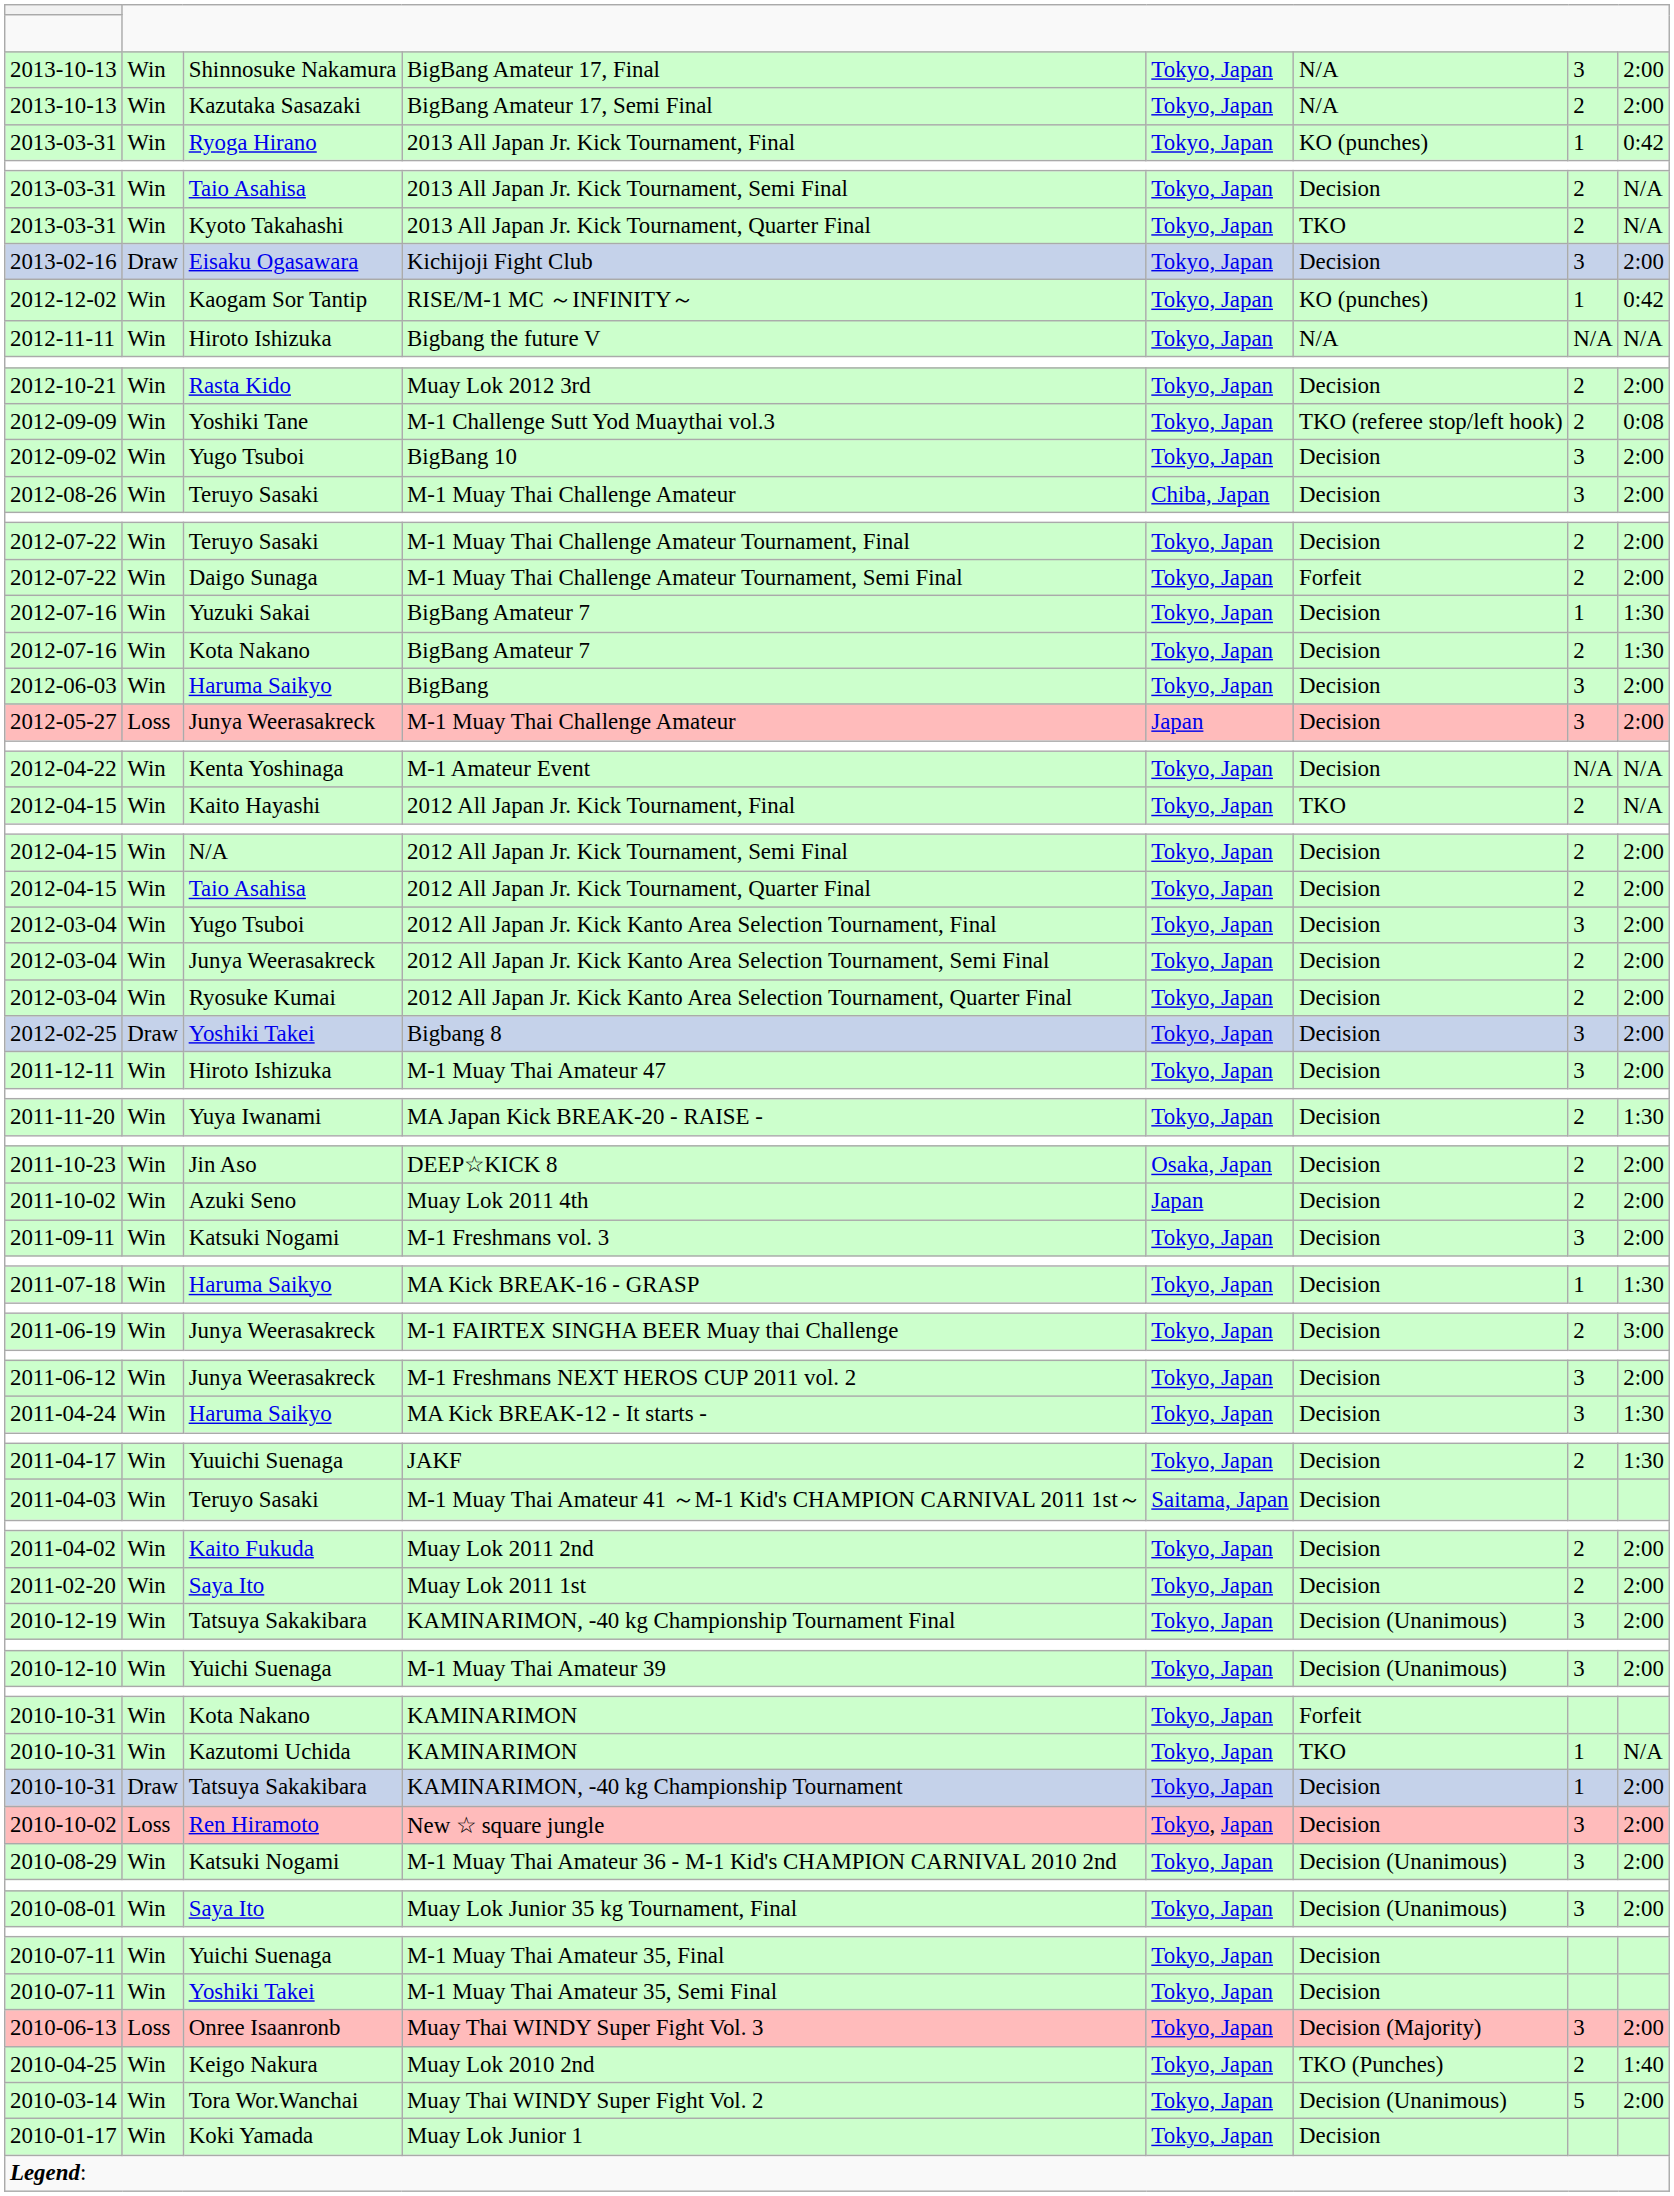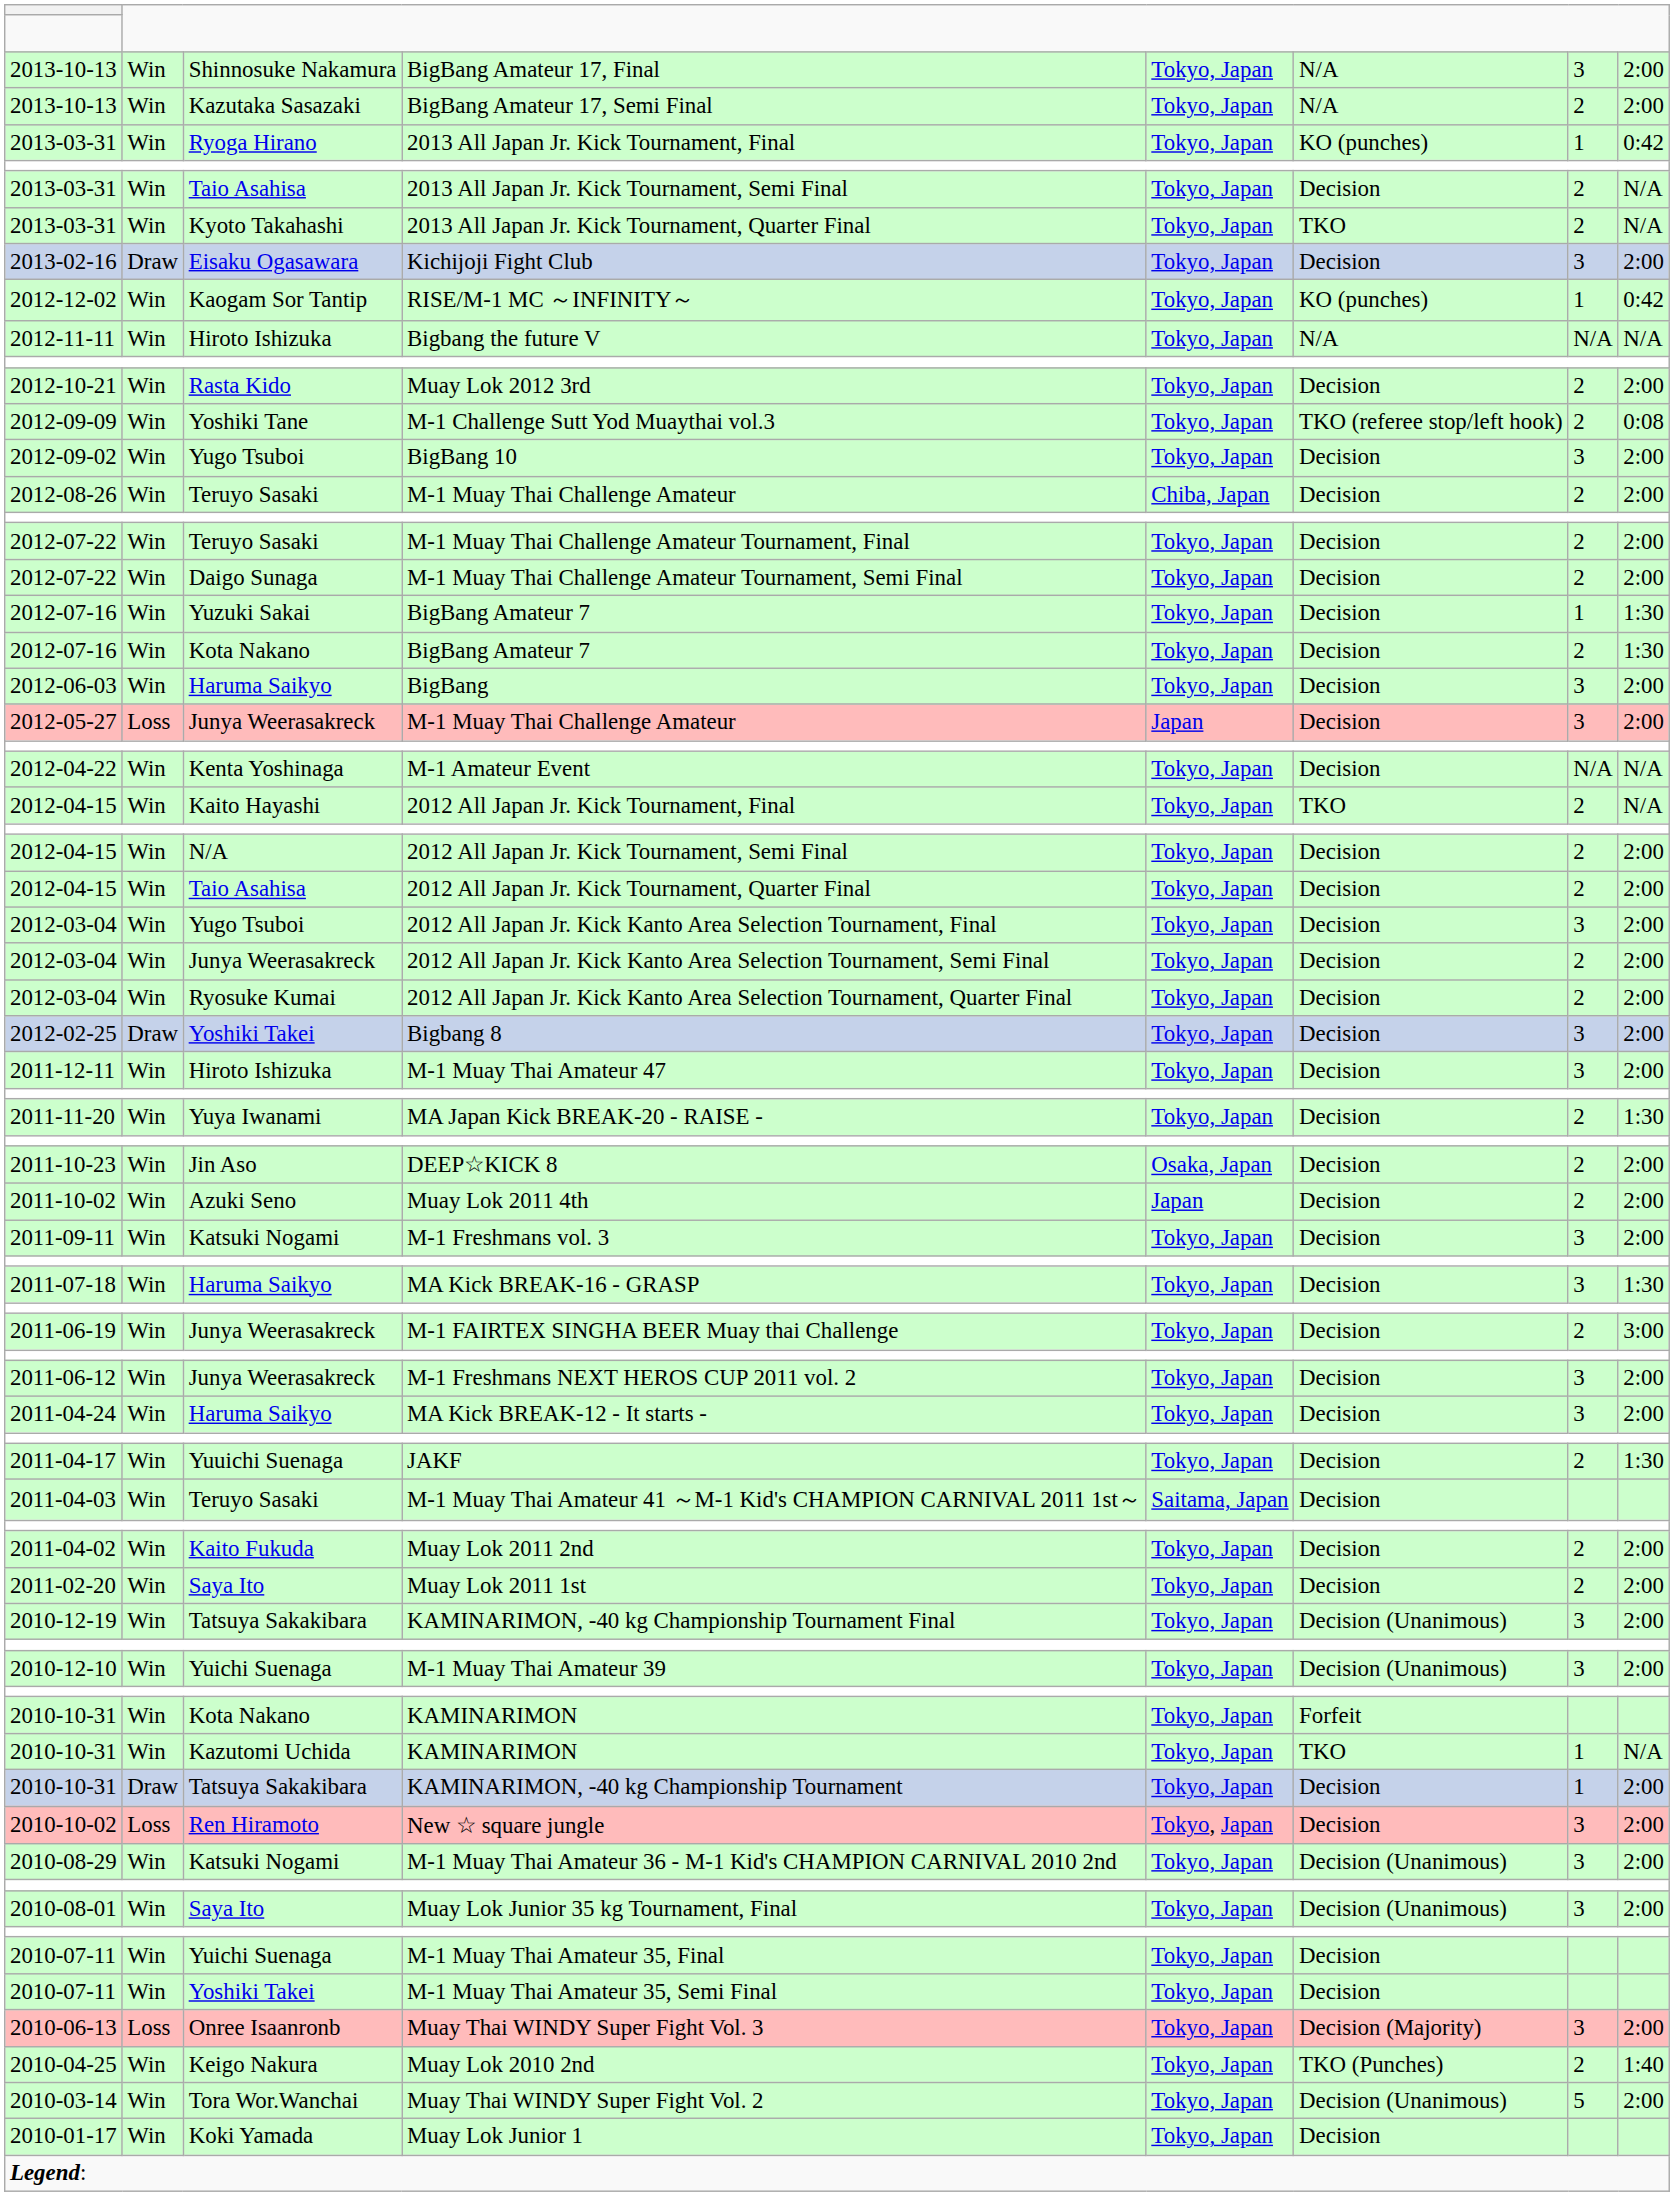(1579, 494) 3 -> (1579, 494) 2
(1330, 577) Forfeit -> (1340, 577) Decision
(1579, 1284) 1 -> (1579, 1284) 3
(1644, 1414) 1:30 -> (1644, 1414) 2:00
